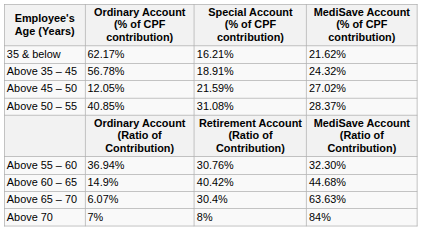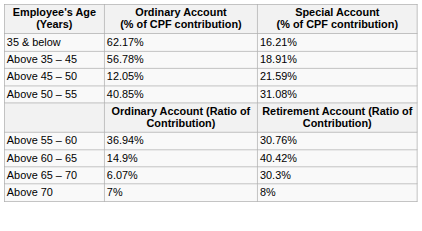- column: (362, 25)
(212, 200) 30.4% -> (275, 175) 30.3%
